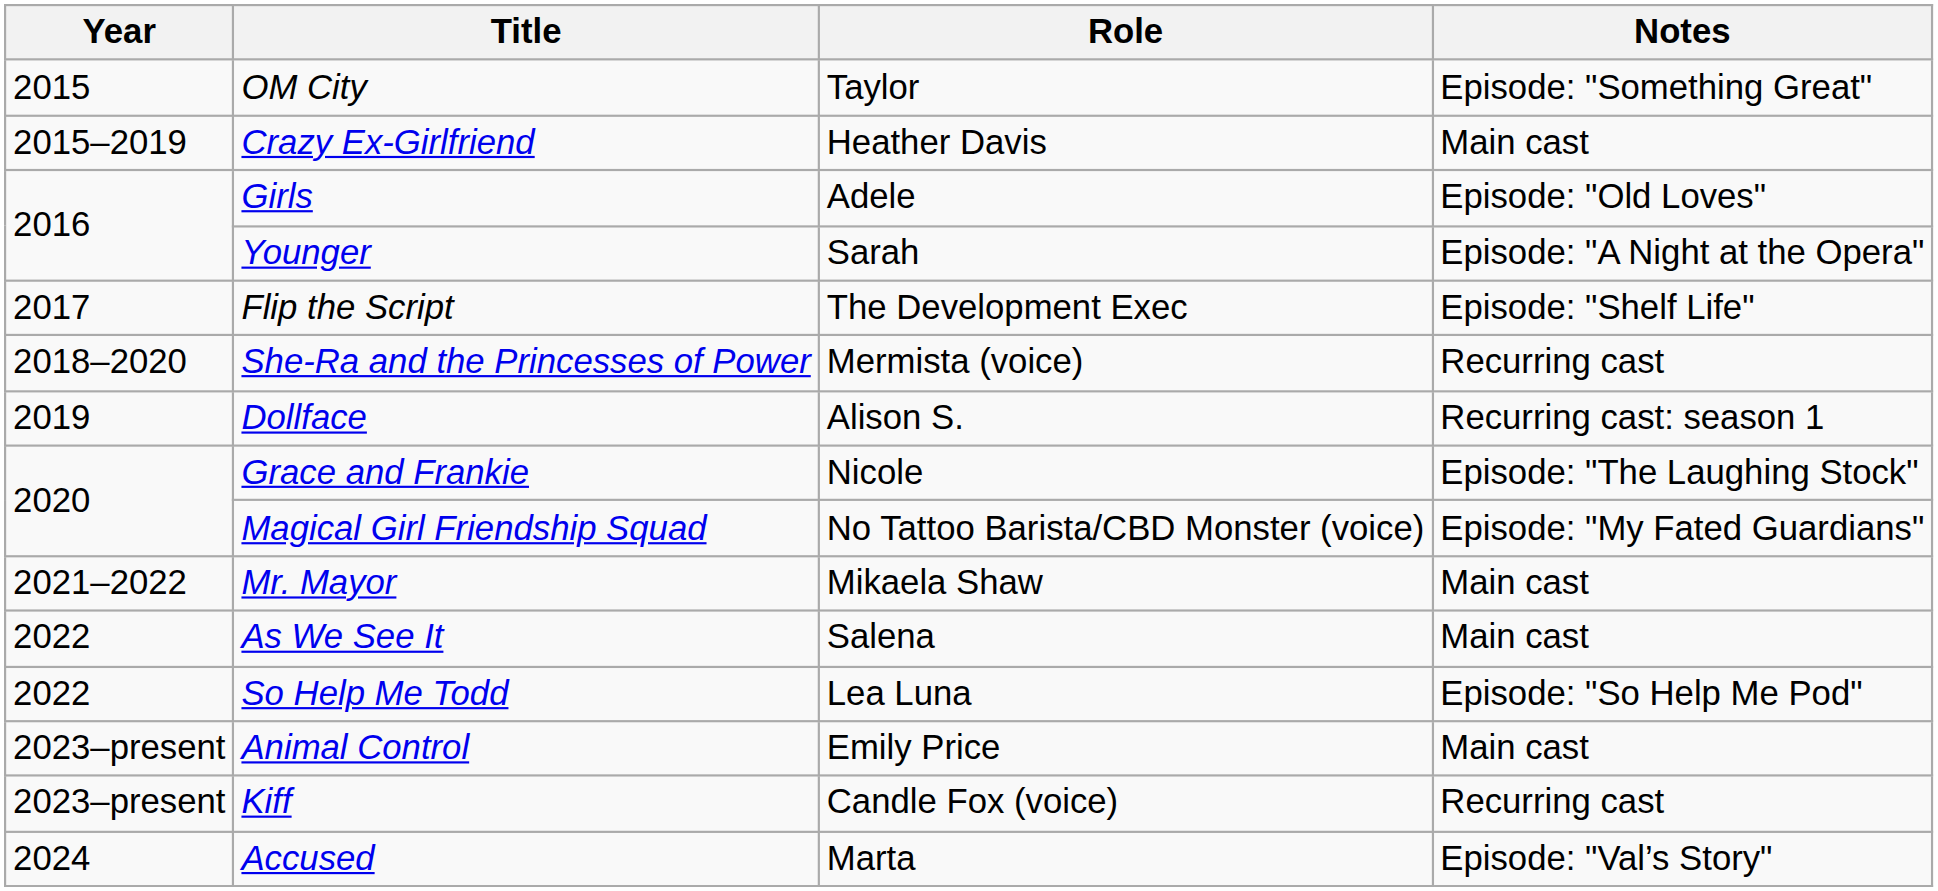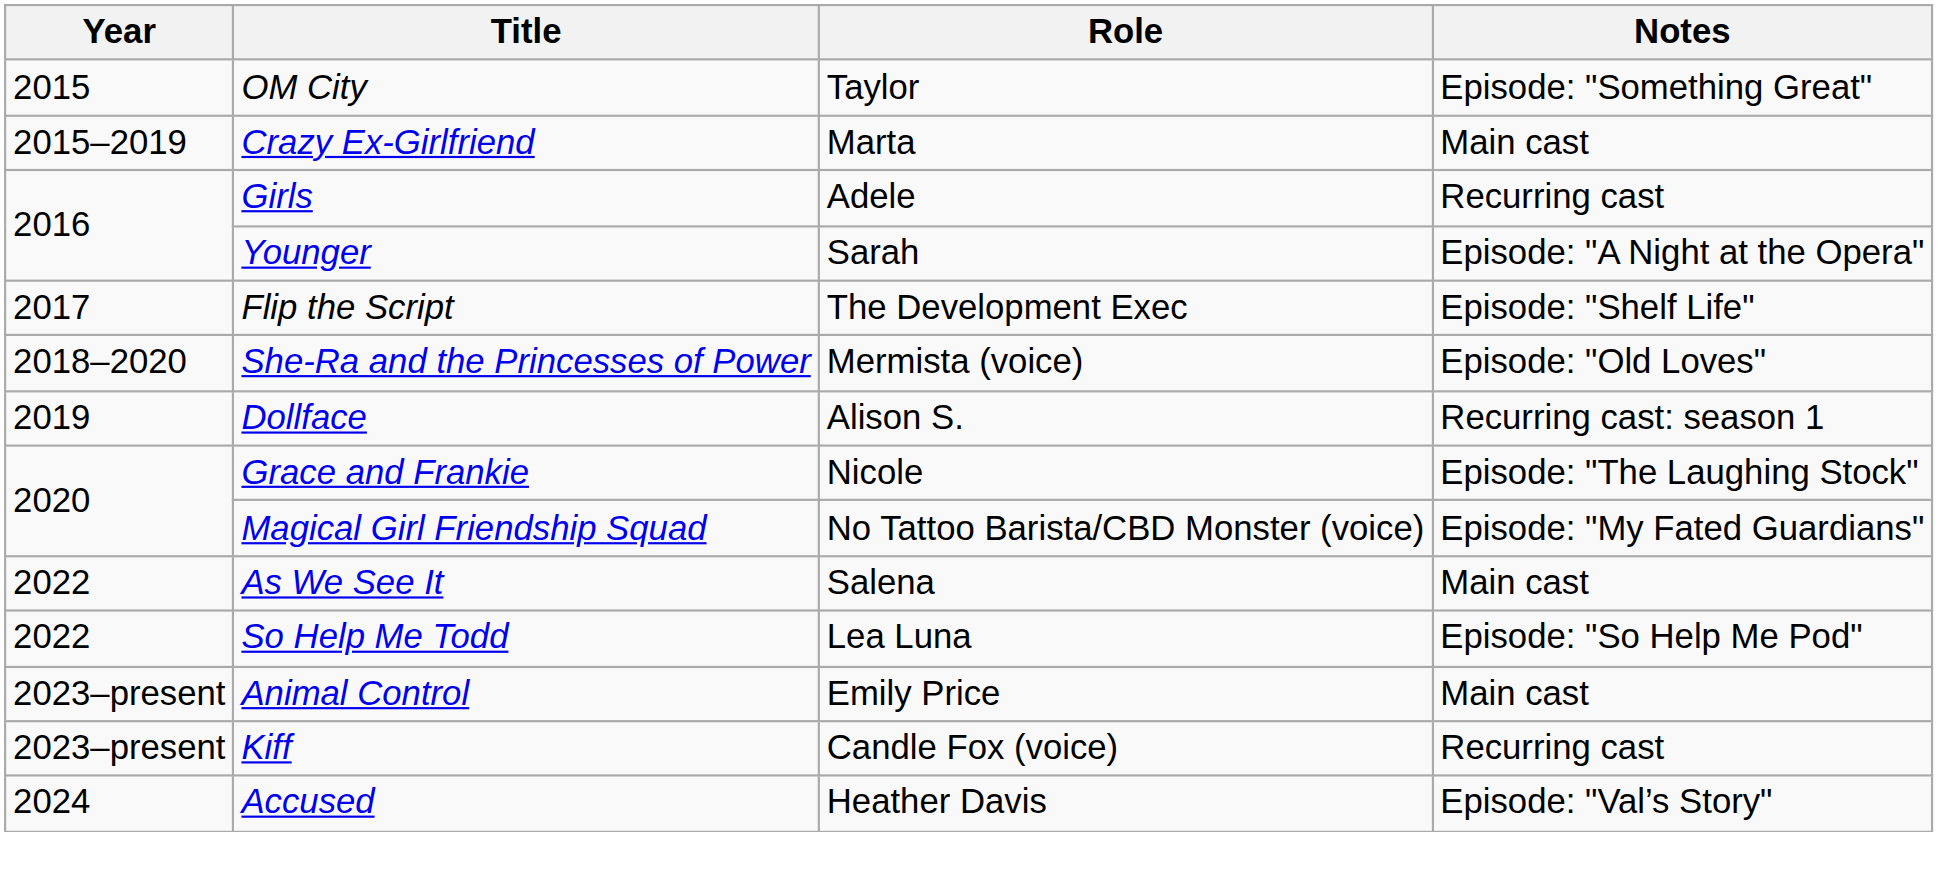(937, 142) Heather Davis -> (871, 142) Marta
(1603, 197) Episode: "Old Loves" -> (1552, 197) Recurring cast
(1552, 362) Recurring cast -> (1603, 362) Episode: "Old Loves"
- row: (319, 582)
(871, 857) Marta -> (937, 802) Heather Davis
